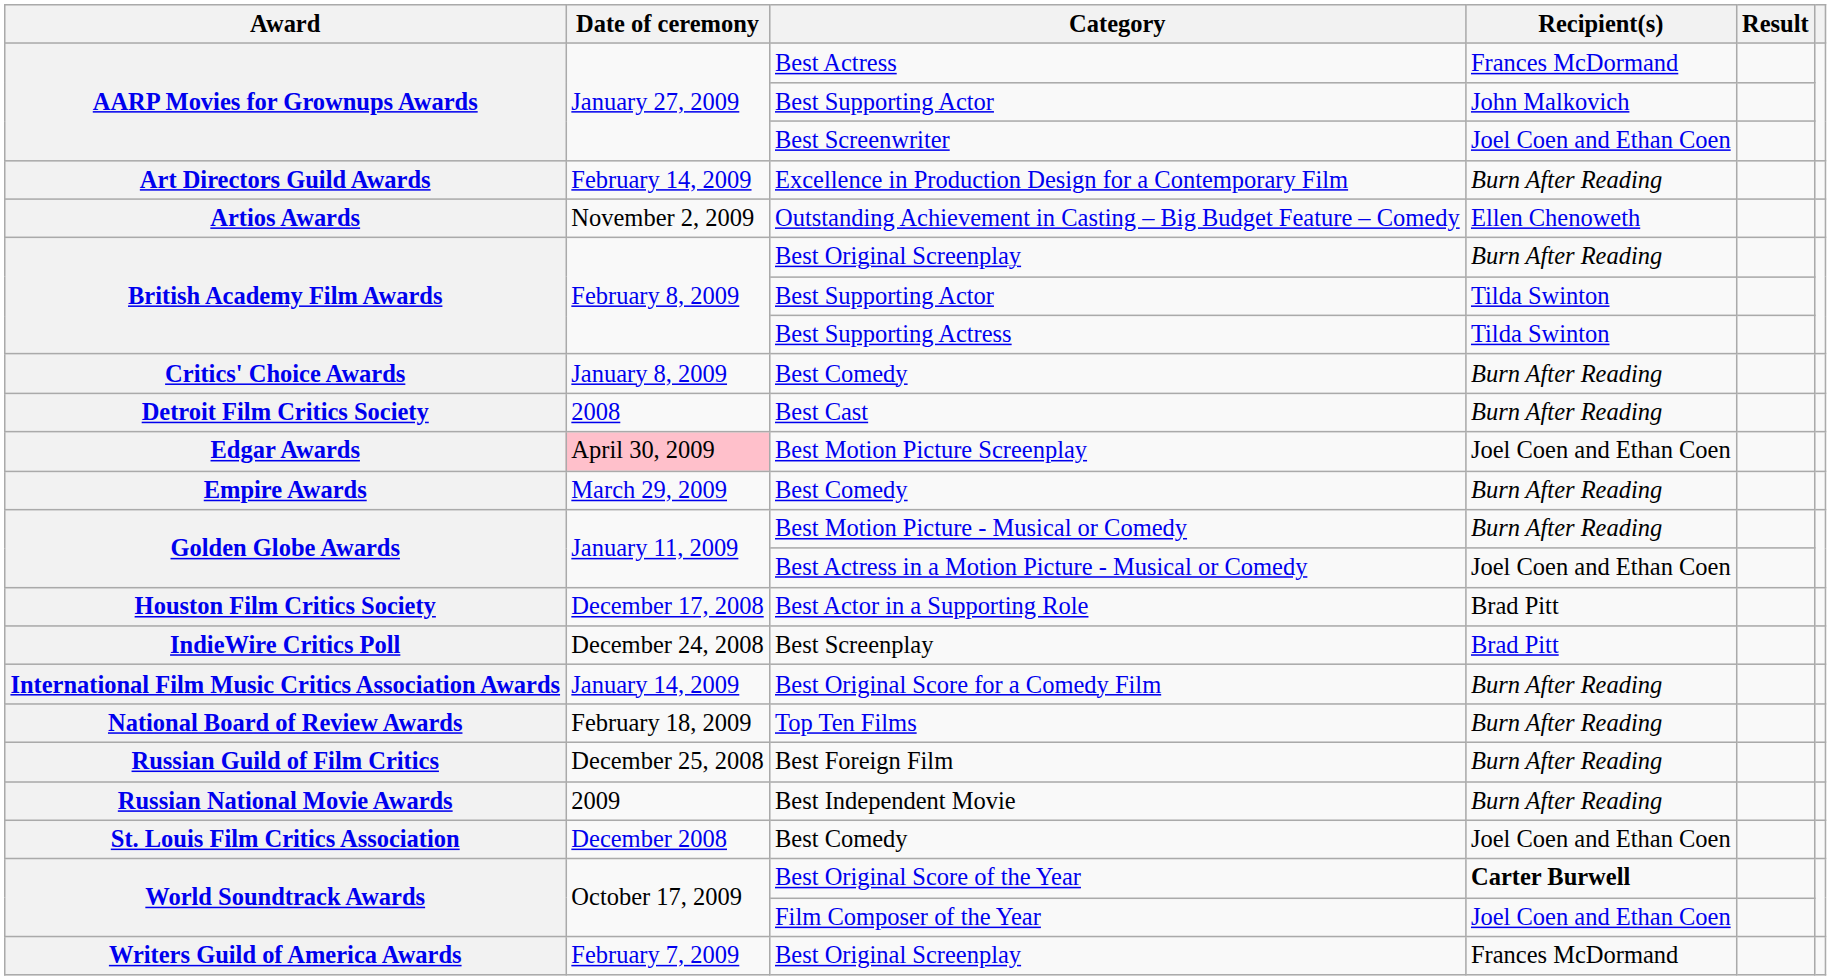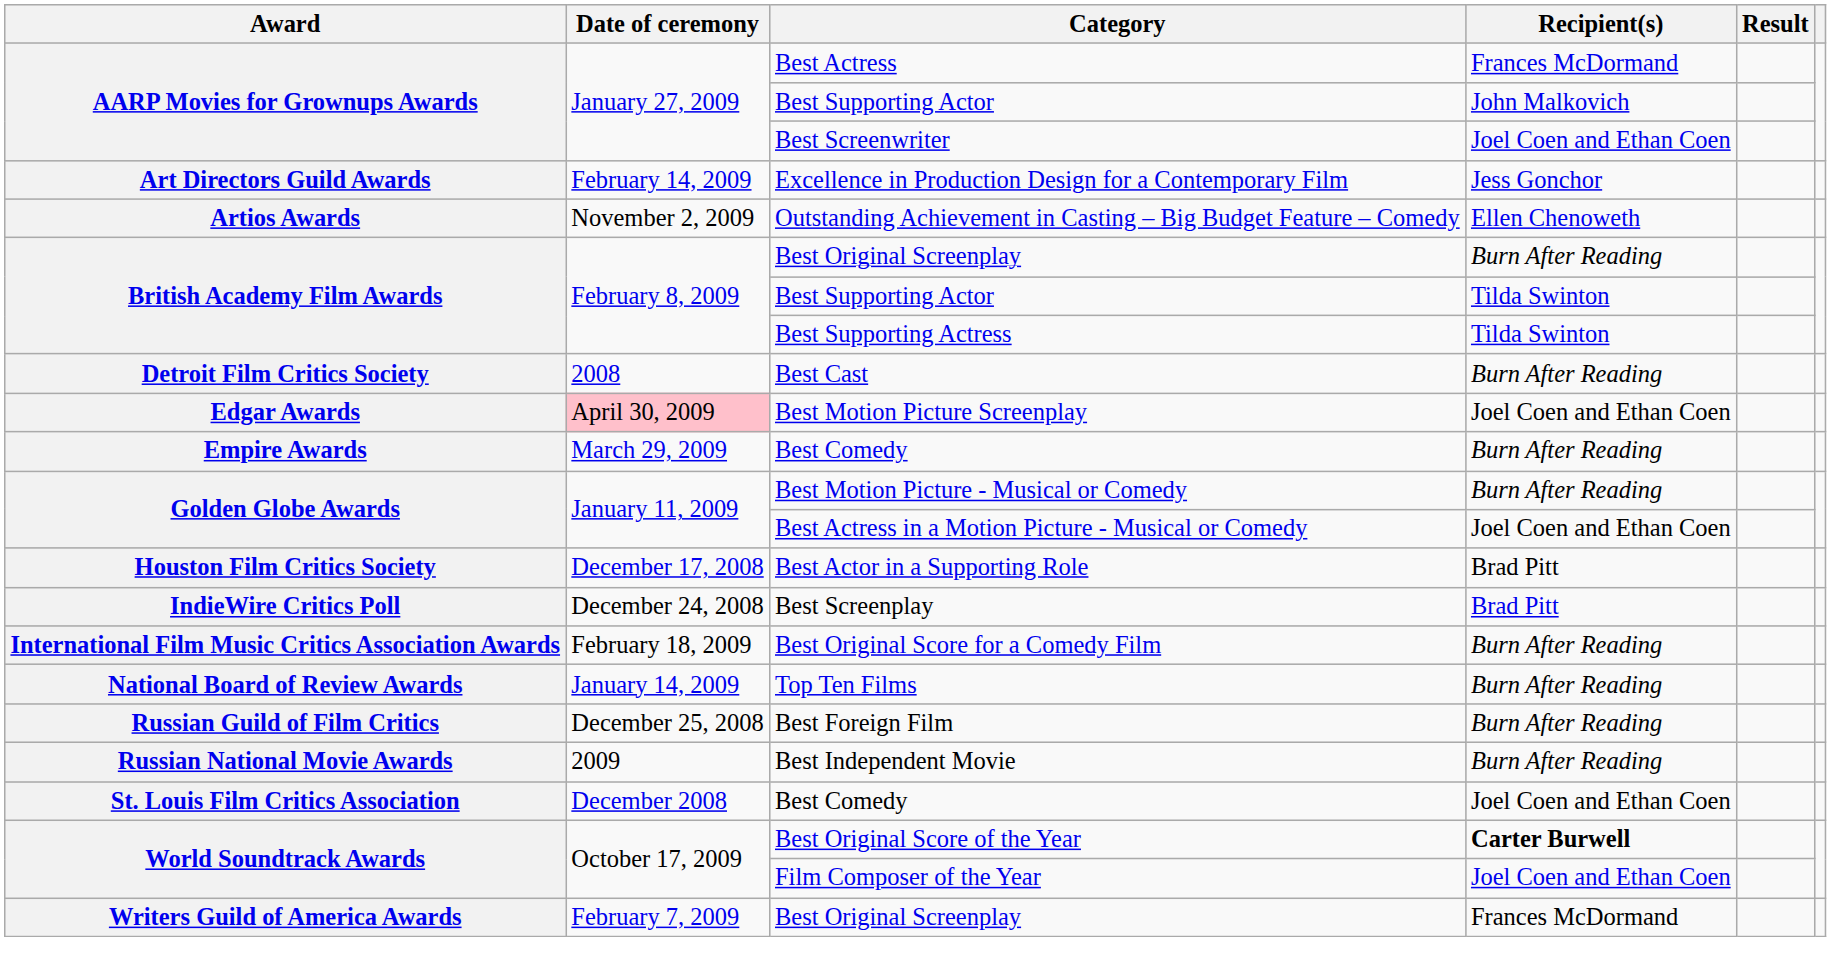(1567, 179) Burn After Reading -> (1537, 179) Jess Gonchor
- row: (285, 373)
(655, 683) January 14, 2009 -> (661, 645) February 18, 2009
(661, 722) February 18, 2009 -> (655, 683) January 14, 2009
